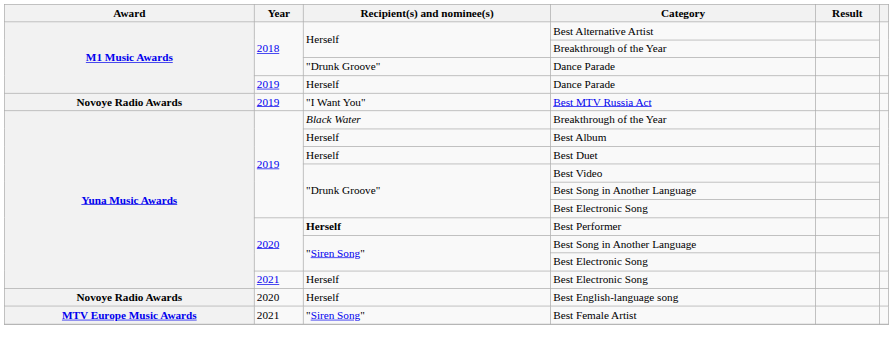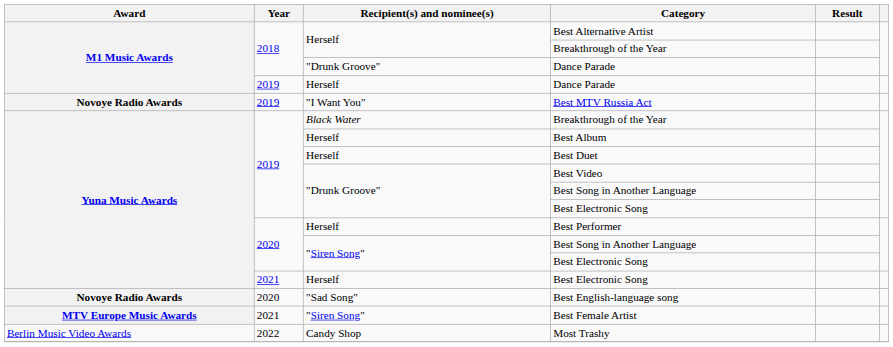(324, 226) bold -> (323, 226) normal
(323, 297) Herself -> (332, 297) "Sad Song"
+ row: (268, 333)
